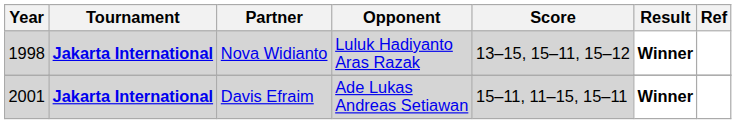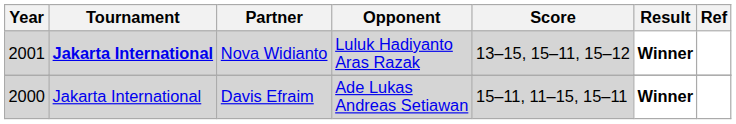(27, 53) 1998 -> (27, 53) 2001
(27, 97) 2001 -> (27, 97) 2000
(133, 97) bold -> (127, 97) normal
